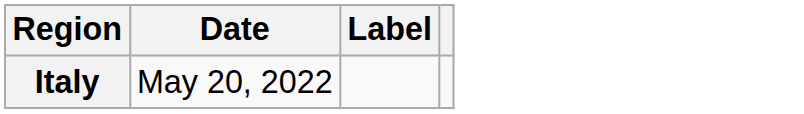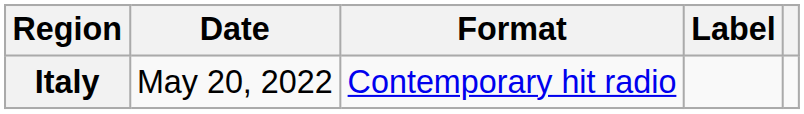+ column: (512, 30)
